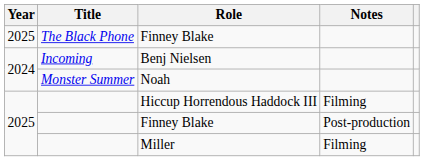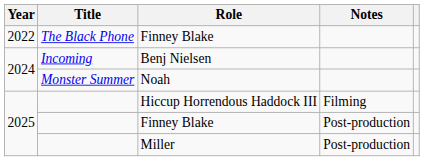(21, 36) 2025 -> (21, 36) 2022
(345, 144) Filming -> (367, 144) Post-production
